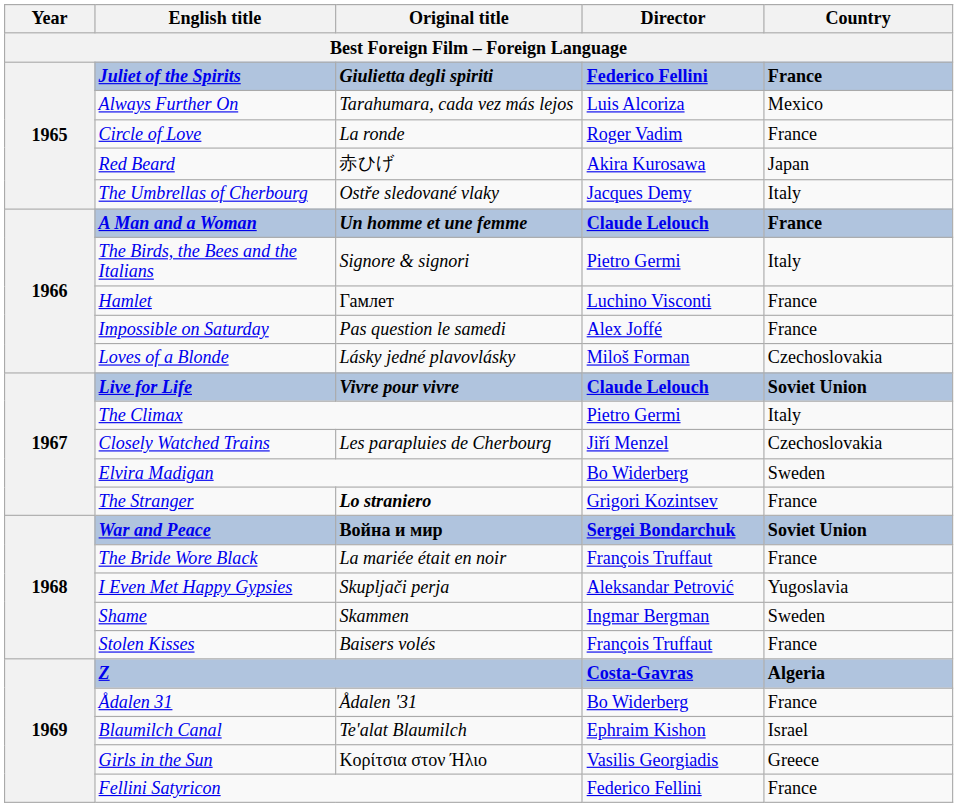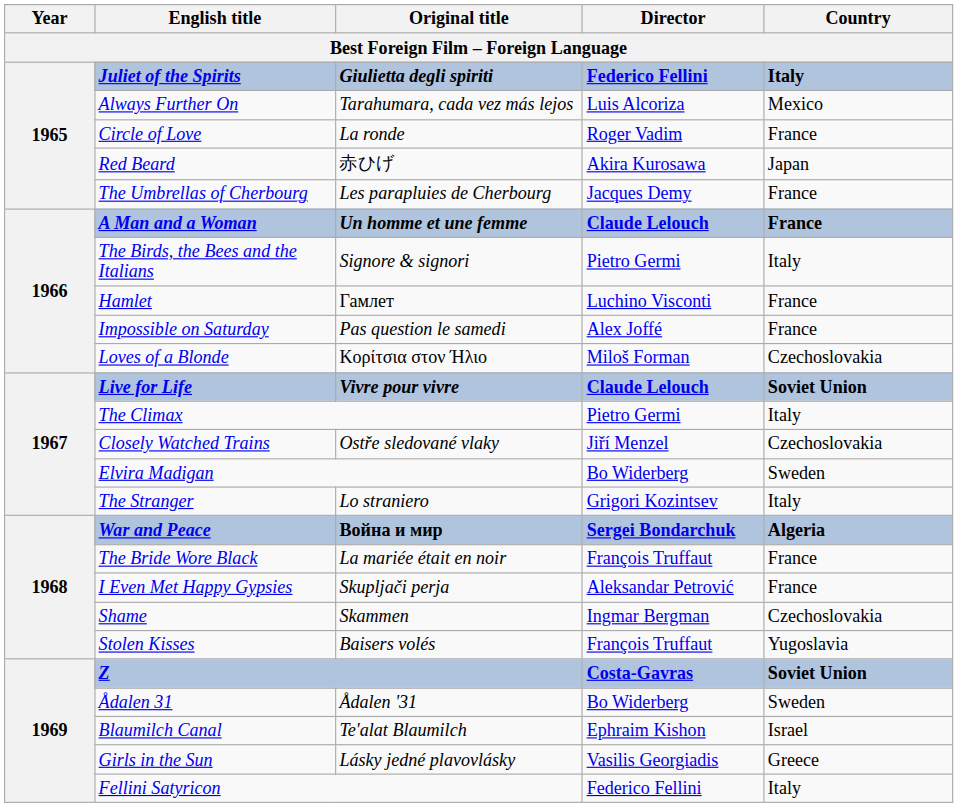(795, 76) France -> (786, 76) Italy
(419, 194) Ostře sledované vlaky -> (445, 194) Les parapluies de Cherbourg
(784, 194) Italy -> (792, 194) France
(427, 357) Lásky jedné plavovlásky -> (413, 357) Κορίτσια στον Ήλιο
(445, 443) Les parapluies de Cherbourg -> (419, 443) Ostře sledované vlaky
(385, 501) bold -> (384, 501) normal
(792, 501) France -> (784, 501) Italy
(817, 530) Soviet Union -> (796, 530) Algeria
(808, 587) Yugoslavia -> (792, 587) France
(796, 616) Sweden -> (825, 616) Czechoslovakia
(792, 644) France -> (808, 644) Yugoslavia
(796, 673) Algeria -> (817, 673) Soviet Union
(792, 702) France -> (796, 702) Sweden
(413, 759) Κορίτσια στον Ήλιο -> (427, 759) Lásky jedné plavovlásky
(792, 788) France -> (784, 788) Italy
